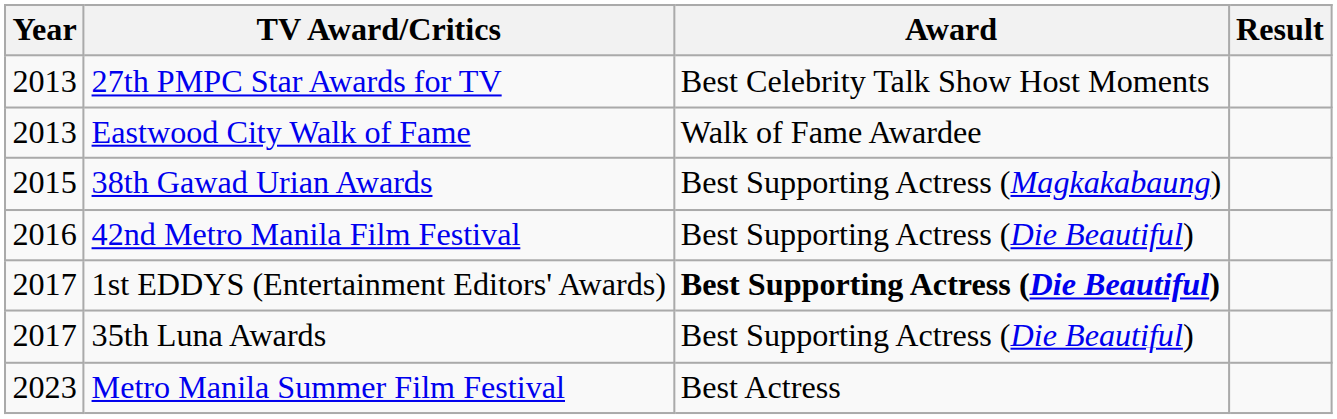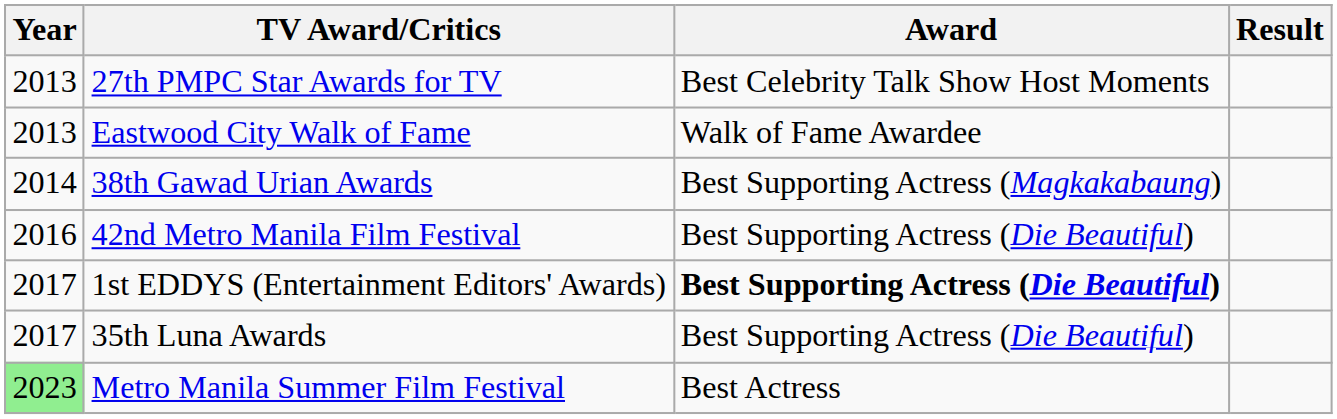(45, 183) 2015 -> (45, 183) 2014
(45, 387) no background -> (45, 387) lightgreen background
